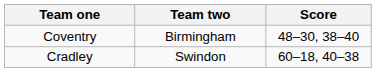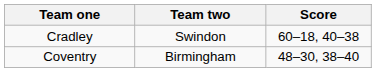rows swapped: (70, 36) <-> (70, 57)
